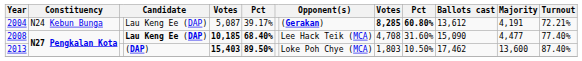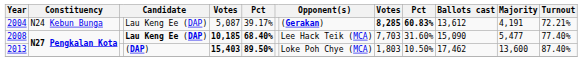(419, 24) 60.80% -> (419, 24) 60.83%
(388, 37) 4,708 -> (388, 37) 7,703
(511, 37) 4,477 -> (511, 37) 5,477
